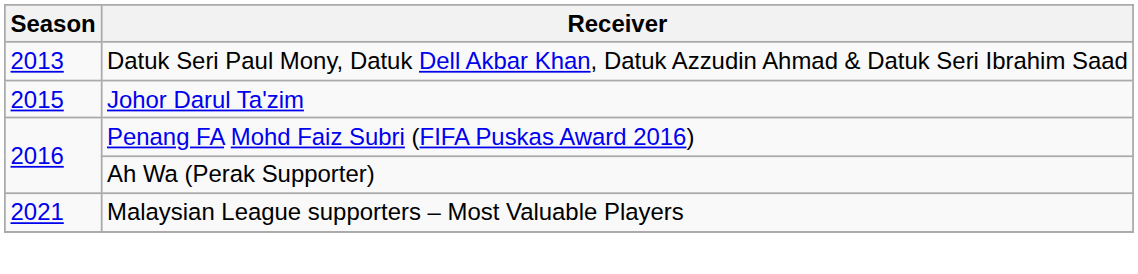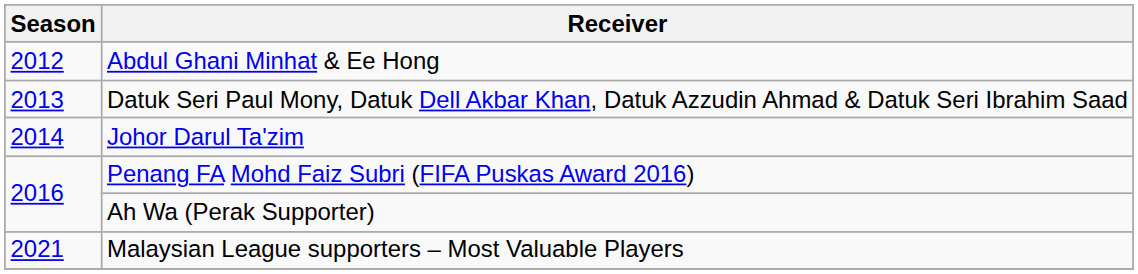+ row: (273, 61)
(37, 99) 2015 -> (37, 137) 2014
